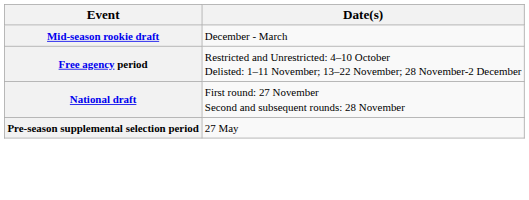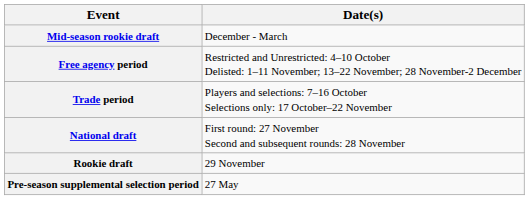+ row: (103, 100)
+ row: (103, 164)
